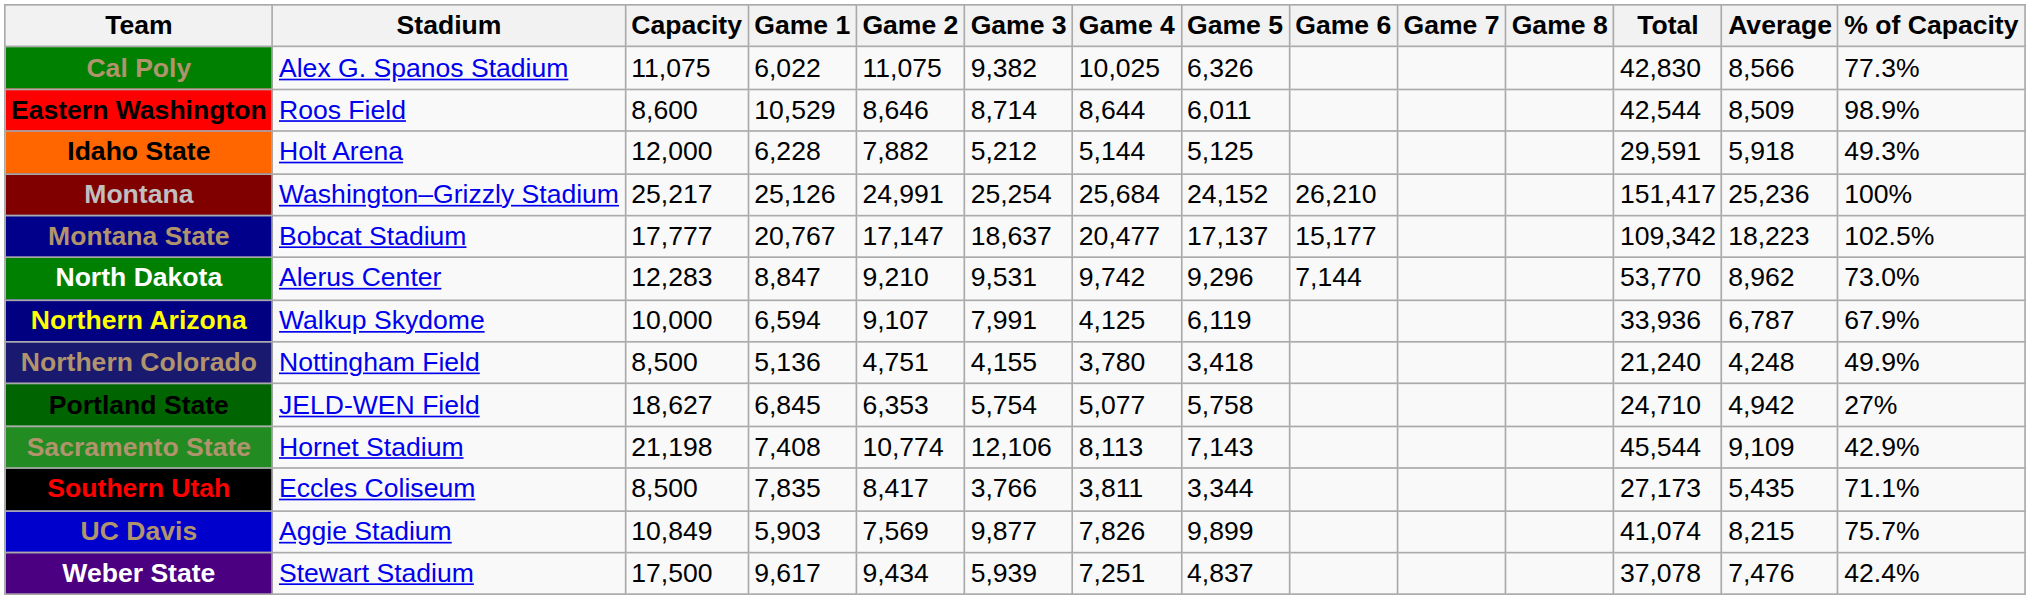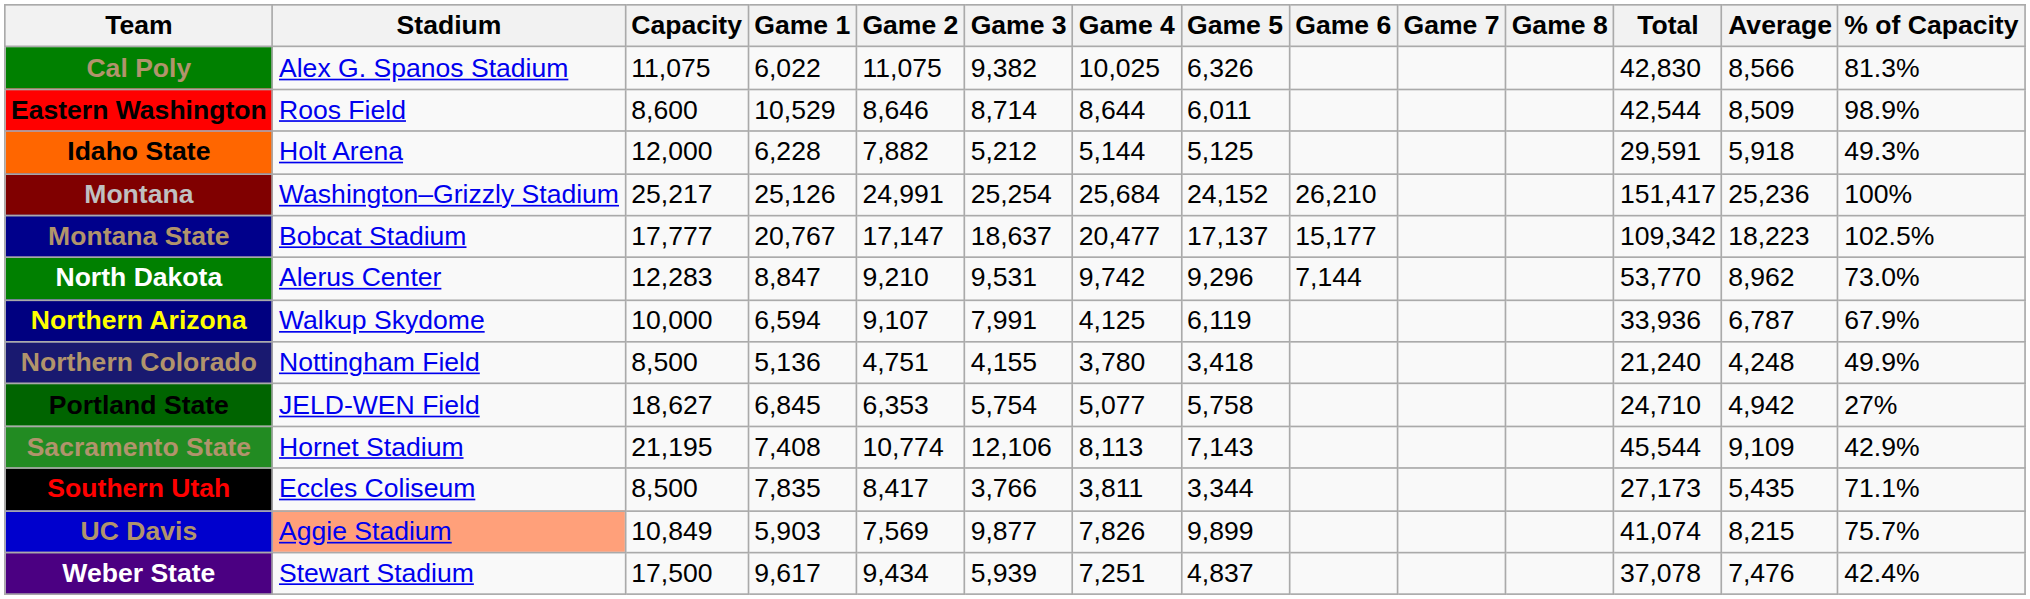(1882, 67) 77.3% -> (1882, 67) 81.3%
(672, 446) 21,198 -> (672, 446) 21,195
(365, 531) no background -> (365, 531) lightsalmon background
